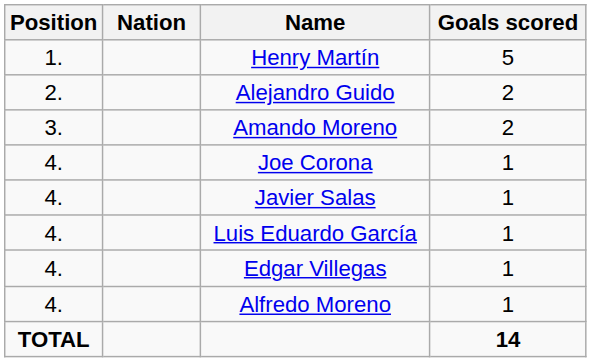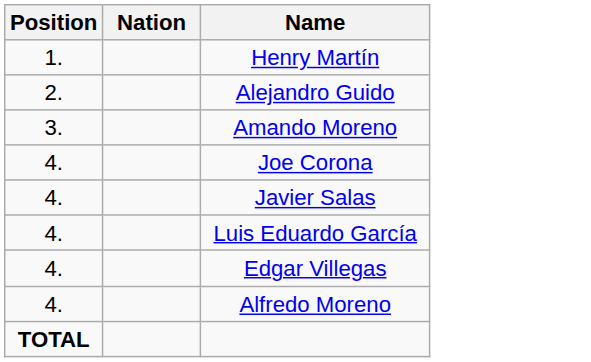- column: (508, 22)
